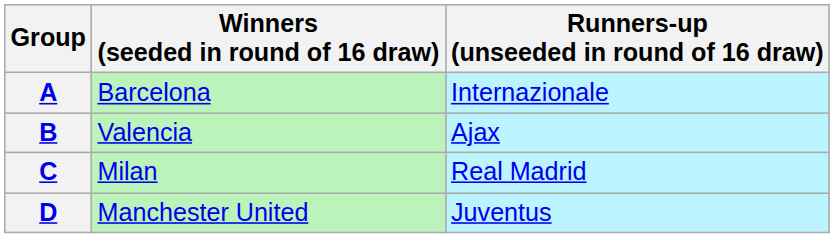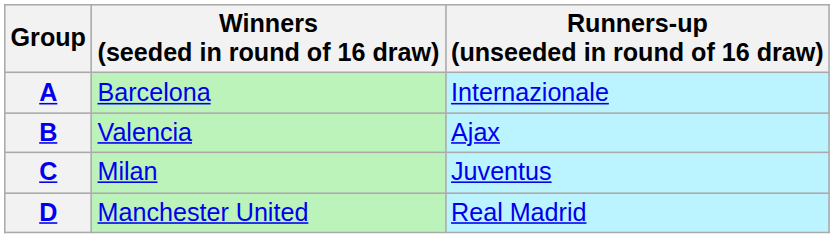(519, 172) Real Madrid -> (501, 172) Juventus
(501, 212) Juventus -> (519, 212) Real Madrid
